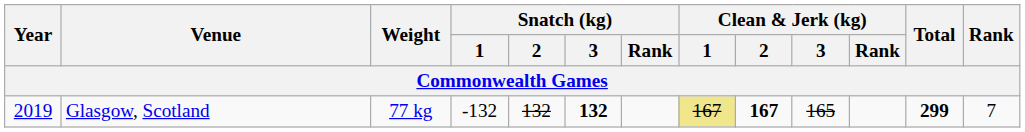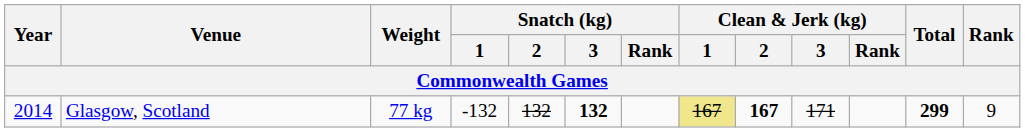(33, 111) 2019 -> (33, 111) 2014
(821, 111) 165 -> (821, 111) 171
(991, 111) 7 -> (991, 111) 9
